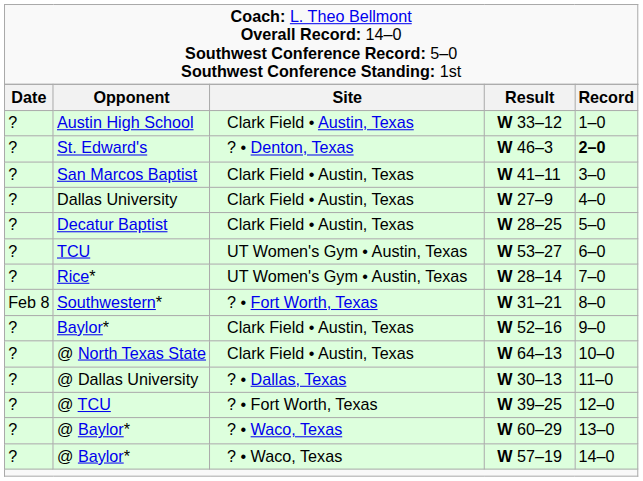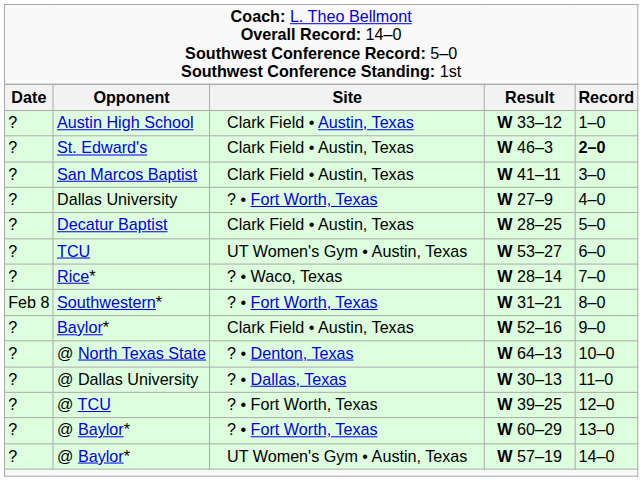(290, 148) ? • Denton, Texas -> (320, 148) Clark Field • Austin, Texas
(320, 199) Clark Field • Austin, Texas -> (302, 199) ? • Fort Worth, Texas
(347, 276) UT Women's Gym • Austin, Texas -> (285, 276) ? • Waco, Texas
(320, 353) Clark Field • Austin, Texas -> (290, 353) ? • Denton, Texas
(285, 430) ? • Waco, Texas -> (302, 430) ? • Fort Worth, Texas
(285, 456) ? • Waco, Texas -> (347, 456) UT Women's Gym • Austin, Texas
